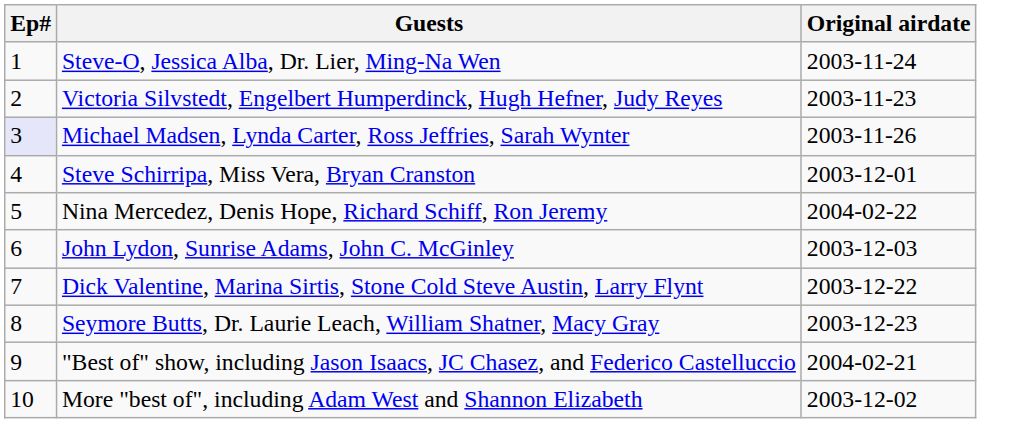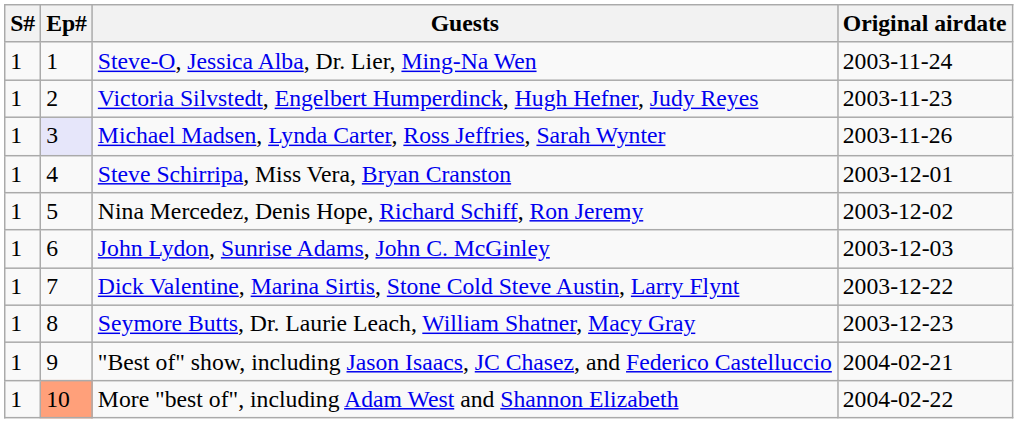+ column: (23, 23)
(862, 211) 2004-02-22 -> (898, 211) 2003-12-02
(22, 398) no background -> (58, 398) lightsalmon background
(862, 398) 2003-12-02 -> (898, 398) 2004-02-22
